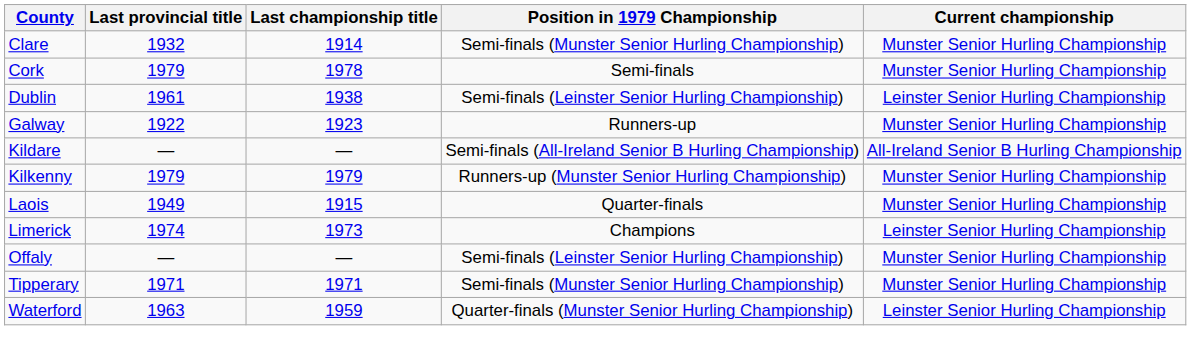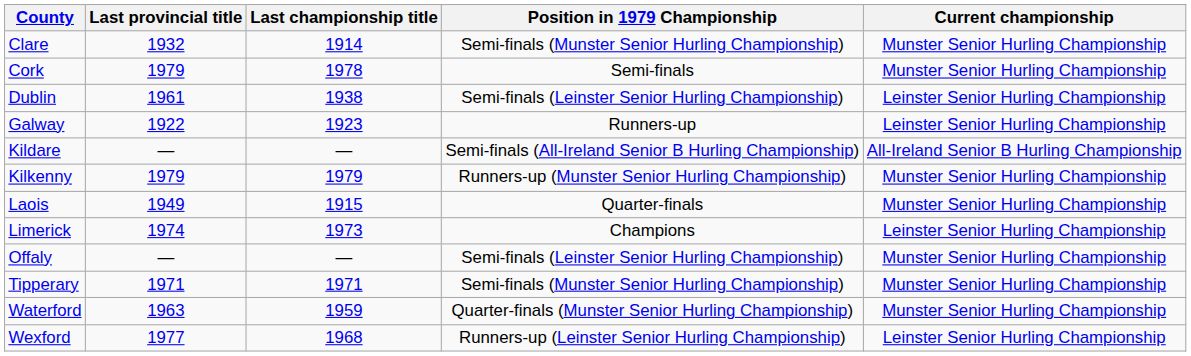(1024, 124) Munster Senior Hurling Championship -> (1024, 124) Leinster Senior Hurling Championship
(1024, 310) Leinster Senior Hurling Championship -> (1024, 310) Munster Senior Hurling Championship
+ row: (40, 337)
